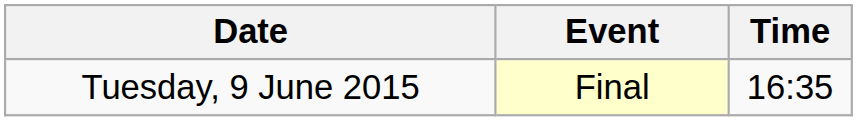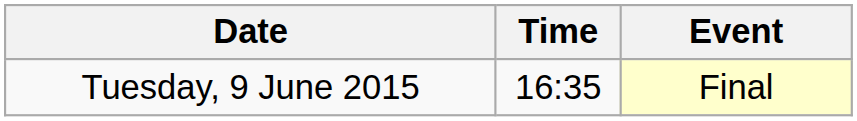columns swapped: (790, 31) <-> (612, 31)
